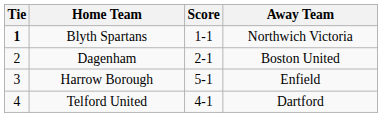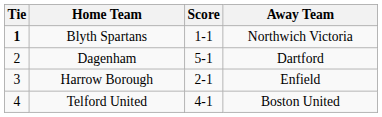(204, 58) 2-1 -> (204, 58) 5-1
(300, 58) Boston United -> (300, 58) Dartford
(204, 79) 5-1 -> (204, 79) 2-1
(300, 101) Dartford -> (300, 101) Boston United
